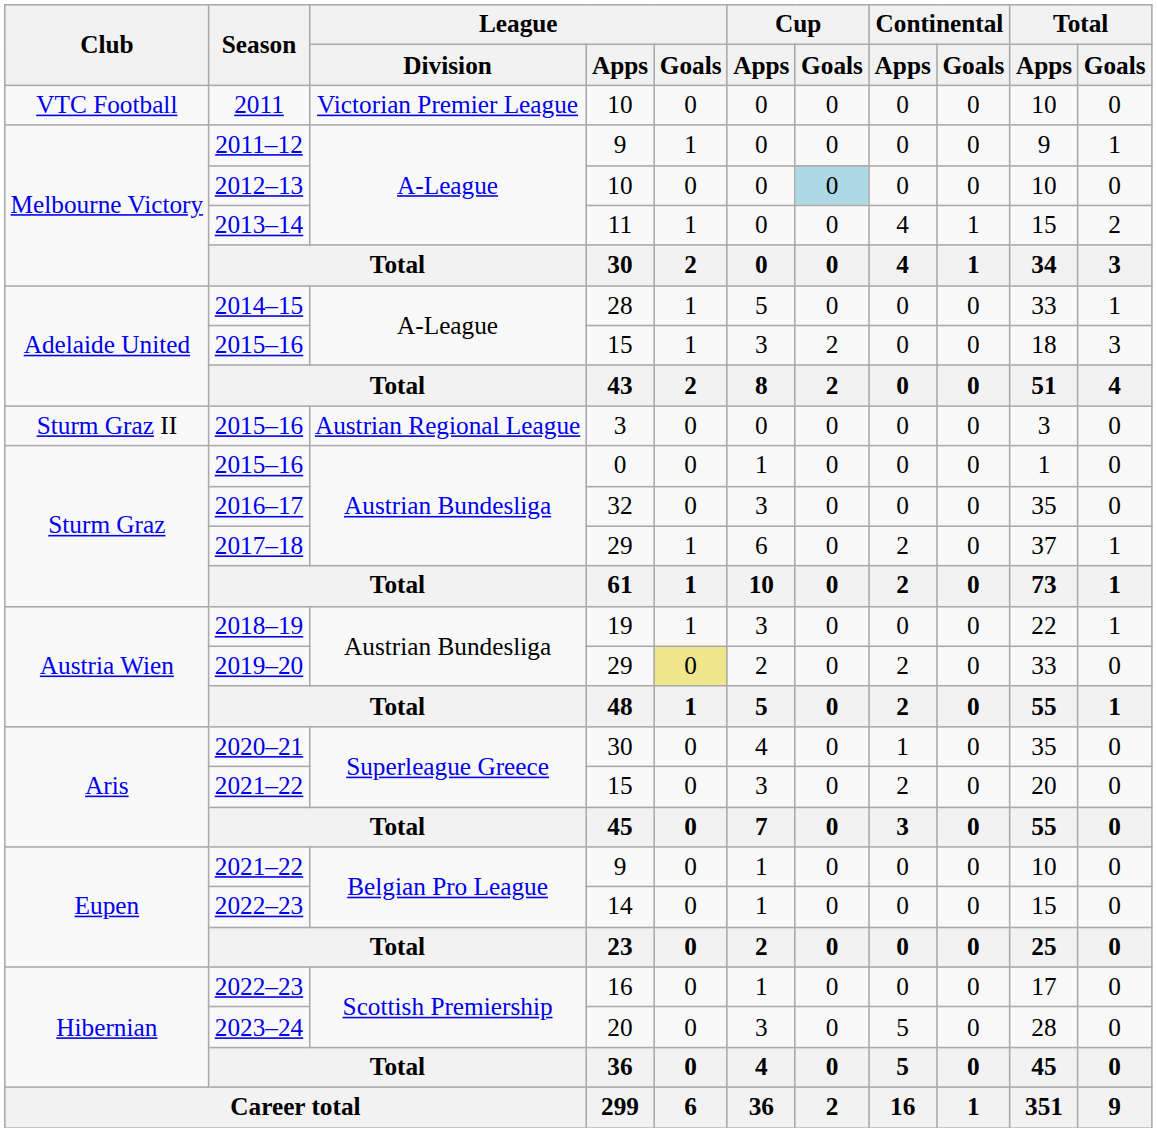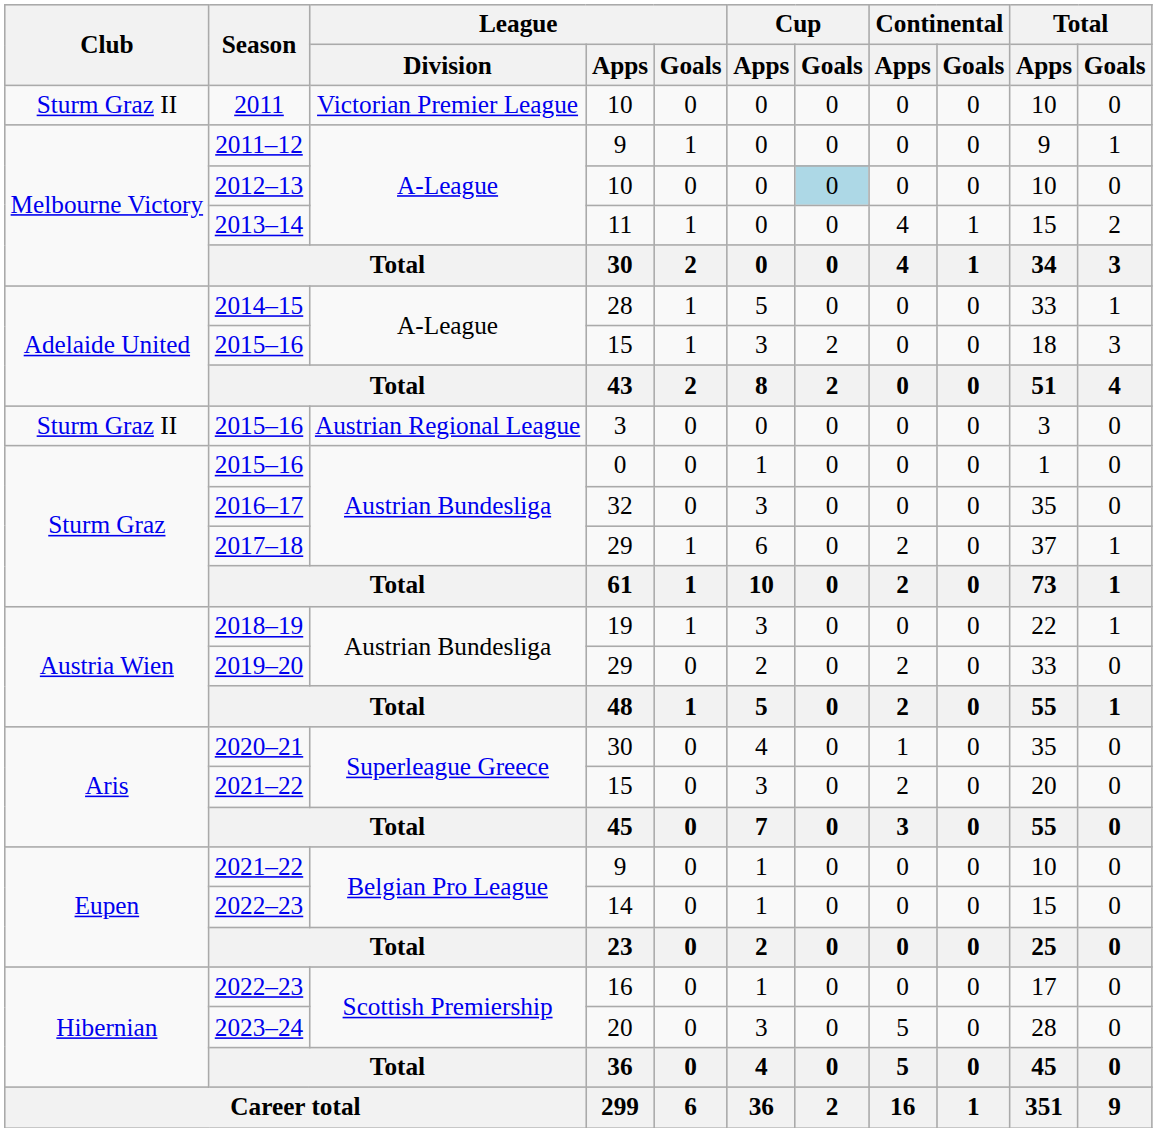(107, 104) VTC Football -> (107, 104) Sturm Graz II
(691, 666) khaki background -> (691, 666) no background
